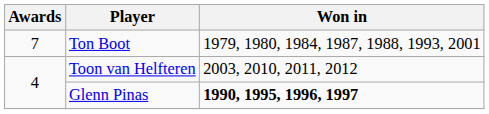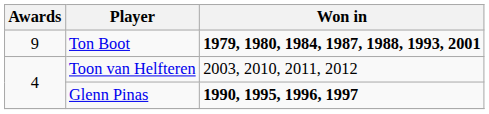(35, 43) 7 -> (35, 43) 9
(342, 43) normal -> (342, 43) bold
